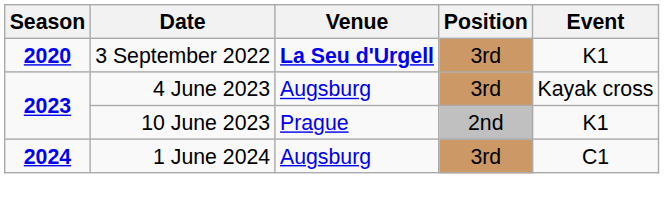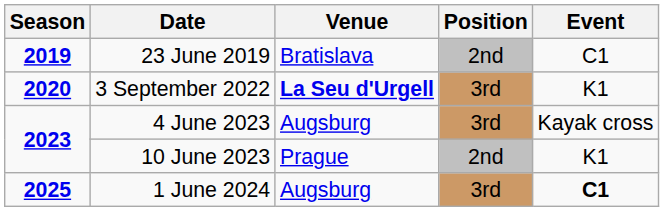+ row: (206, 55)
(47, 156) 2024 -> (47, 190) 2025
(595, 156) normal -> (595, 190) bold
